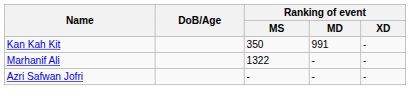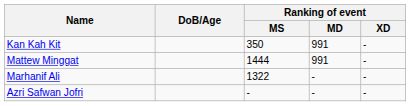+ row: (43, 61)
